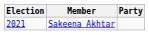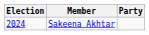(16, 24) 2021 -> (16, 24) 2024
